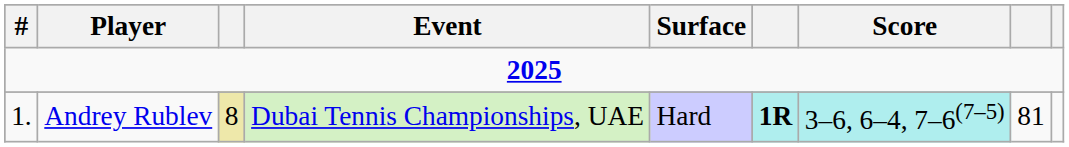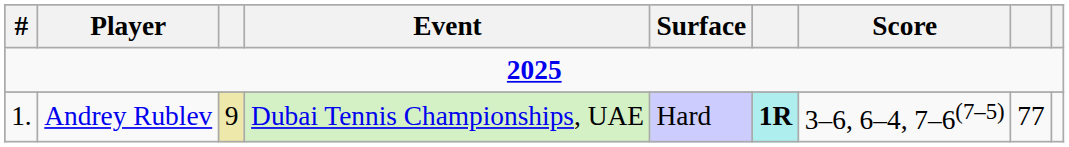(232, 116) 8 -> (232, 116) 9
(905, 116) paleturquoise background -> (905, 116) no background
(1031, 116) 81 -> (1031, 116) 77
